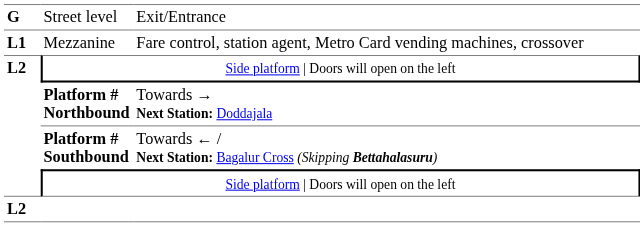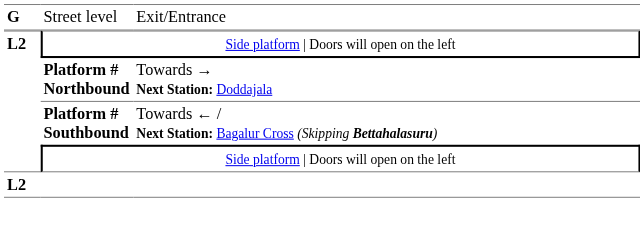- row: (79, 42)
